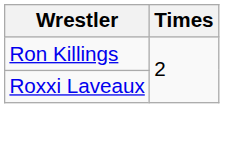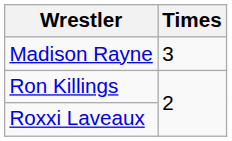+ row: (81, 53)
